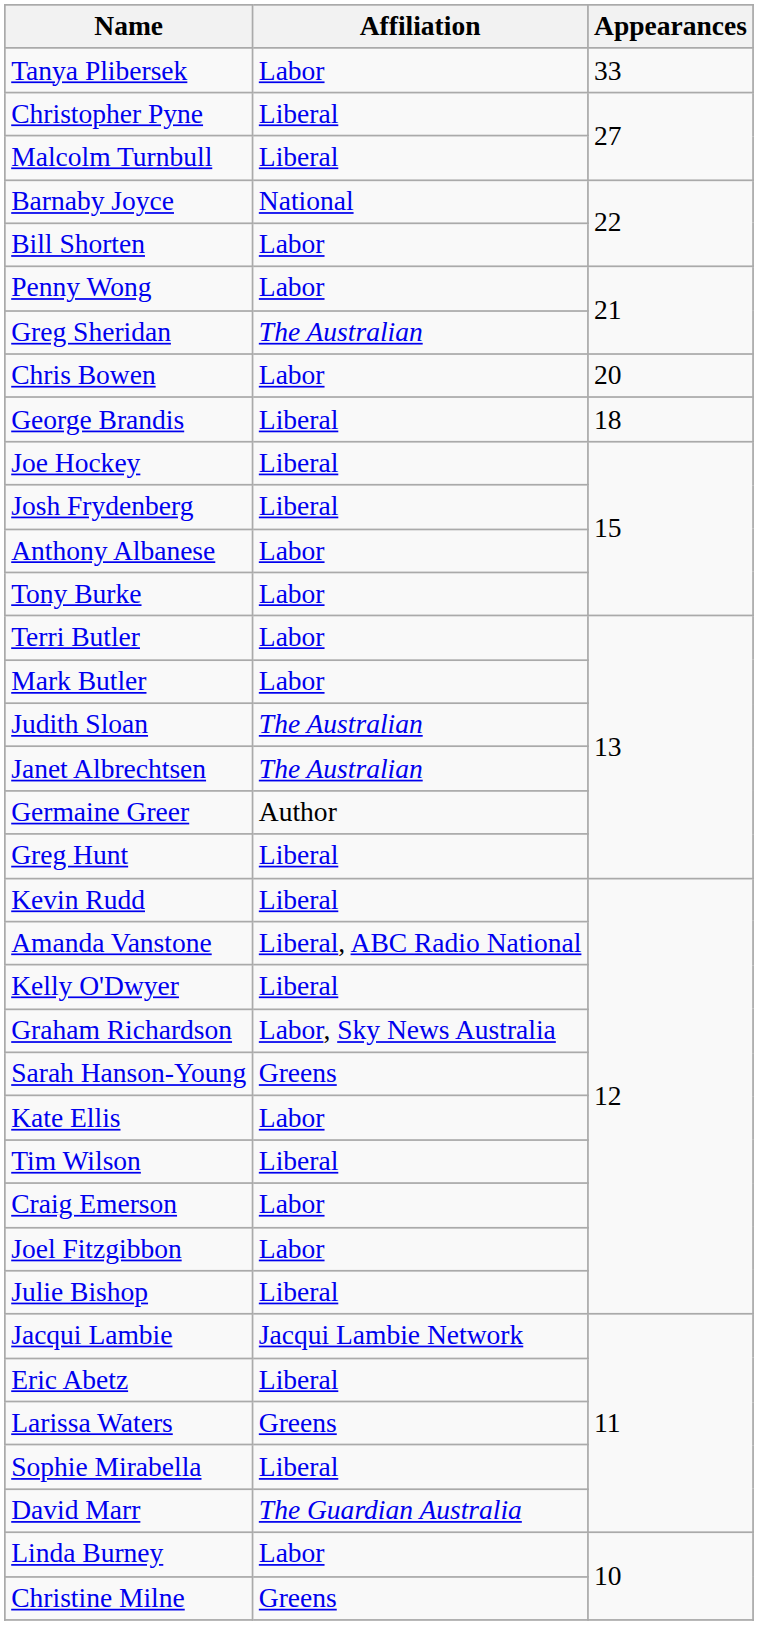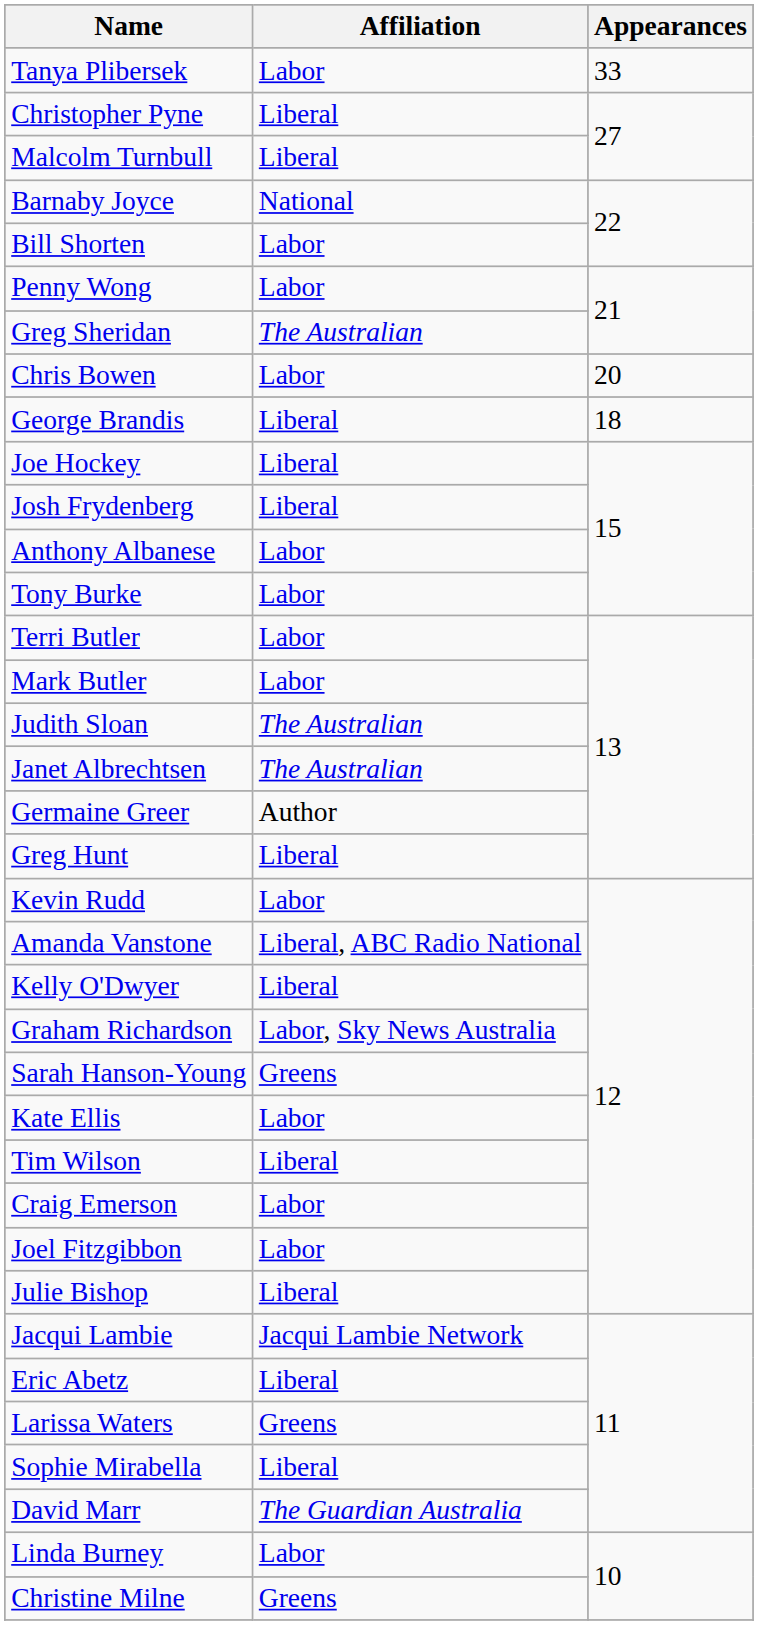(299, 899) Liberal -> (292, 899) Labor
